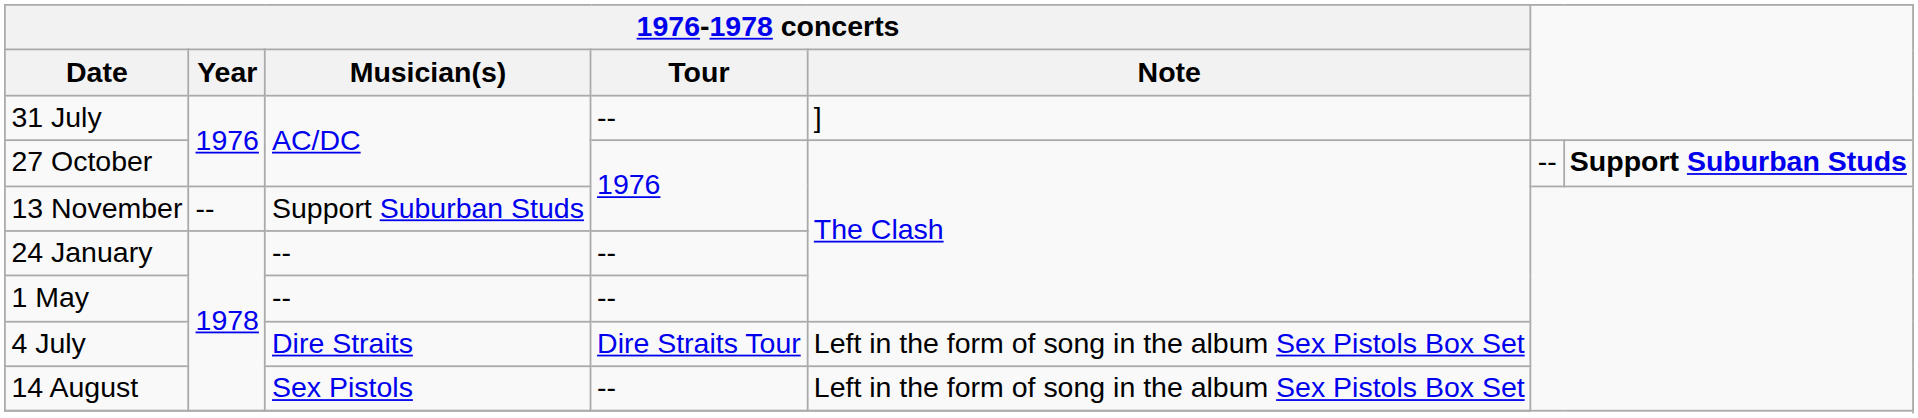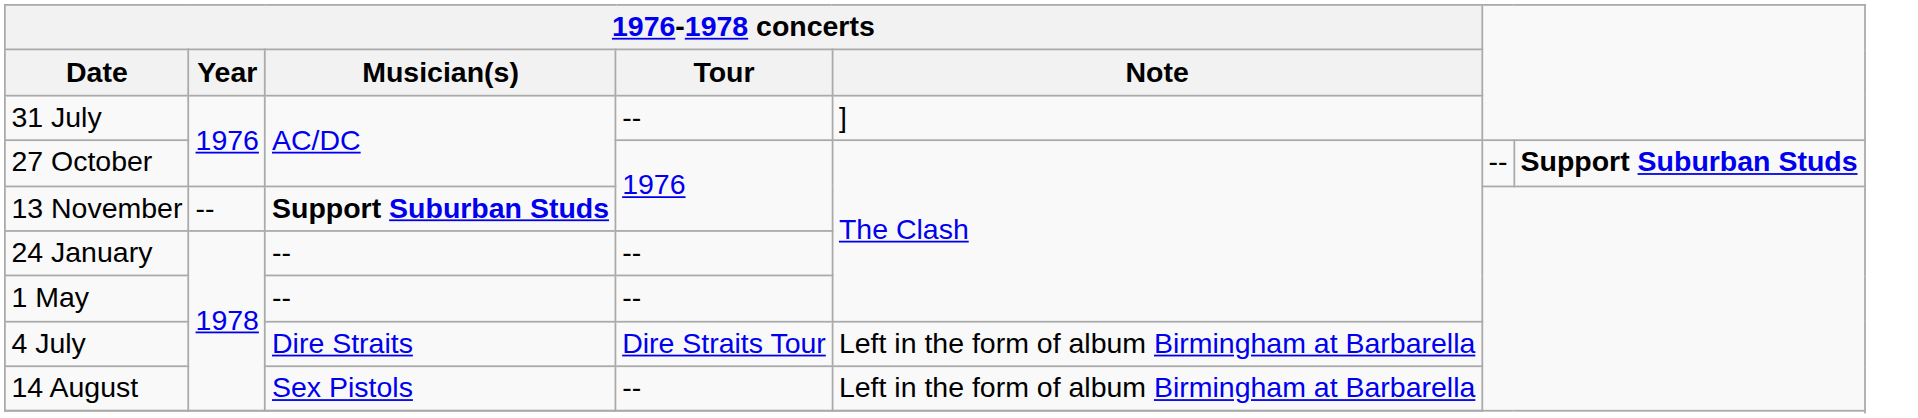(428, 207) normal -> (441, 207) bold
(1169, 343) Left in the form of song in the album Sex Pistols Box Set -> (1157, 343) Left in the form of album Birmingham at Barbarella
(1169, 388) Left in the form of song in the album Sex Pistols Box Set -> (1157, 388) Left in the form of album Birmingham at Barbarella
